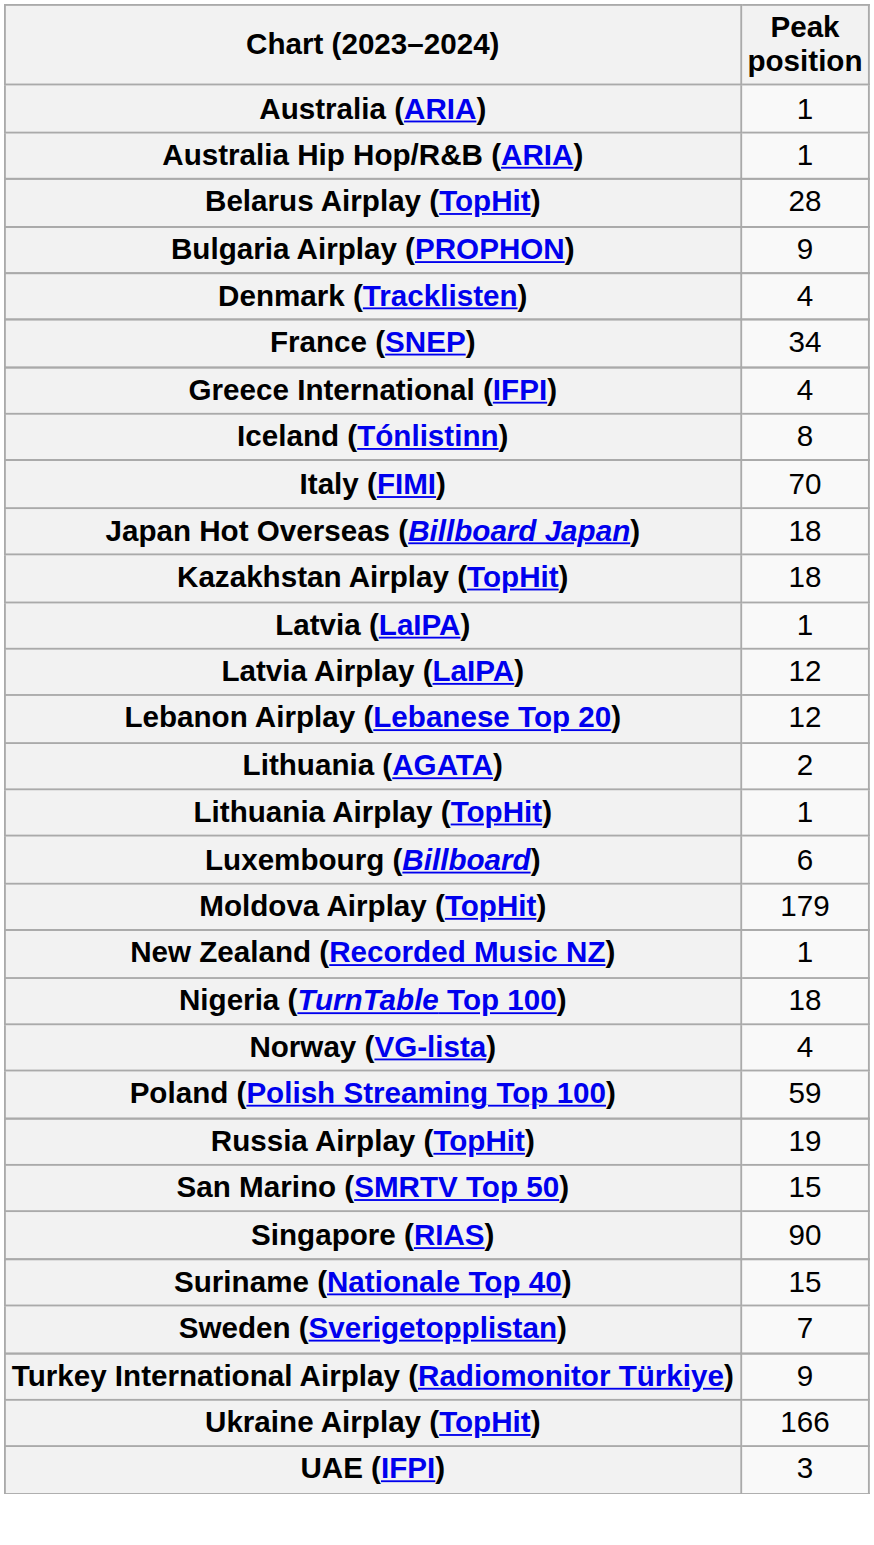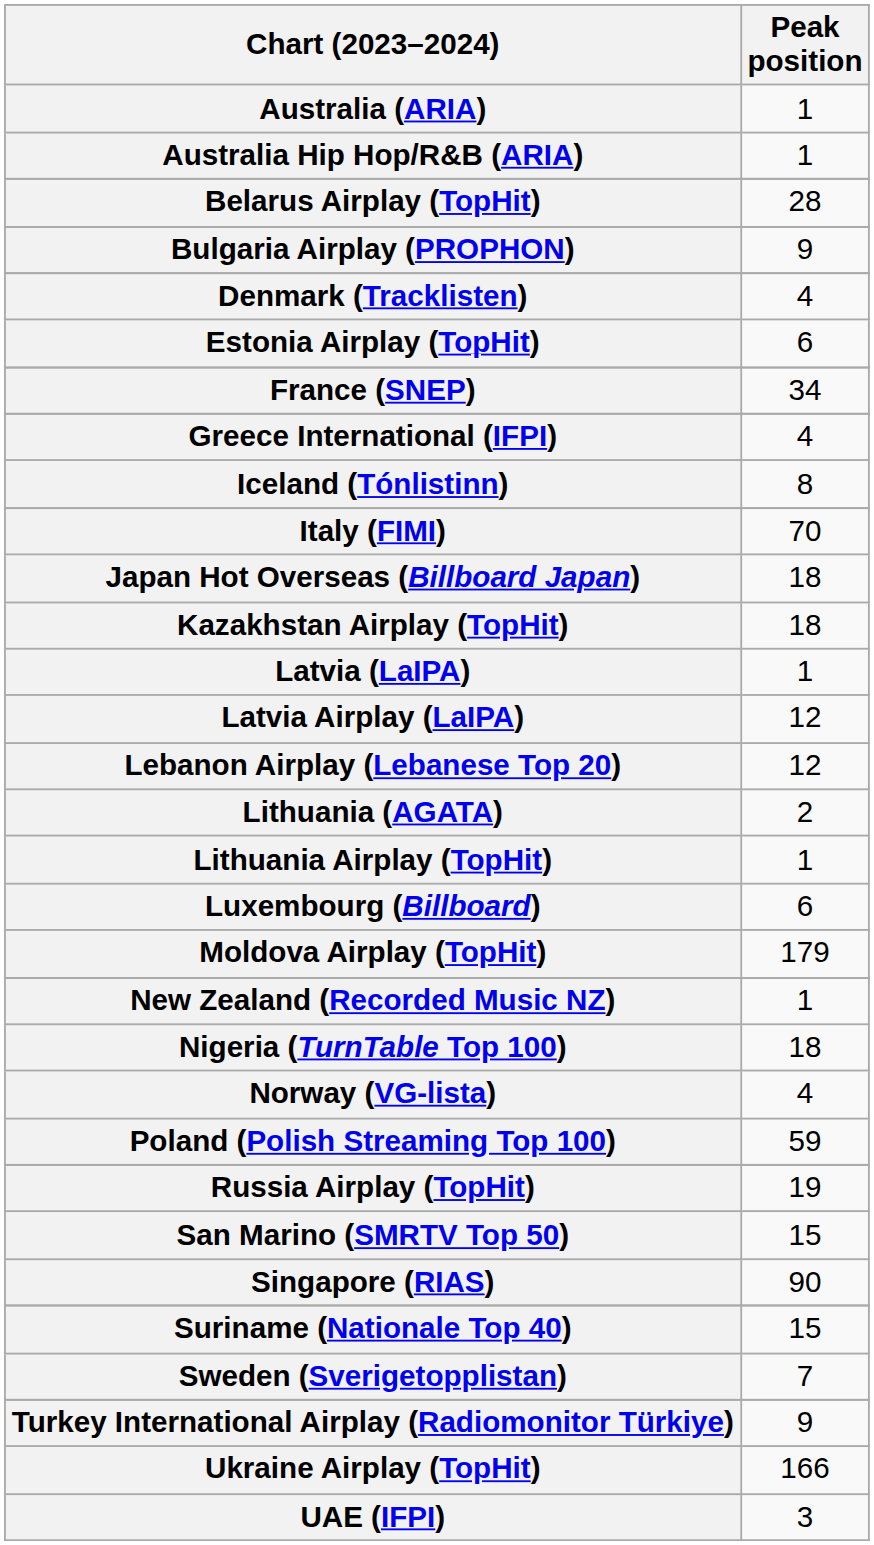+ row: (373, 342)
